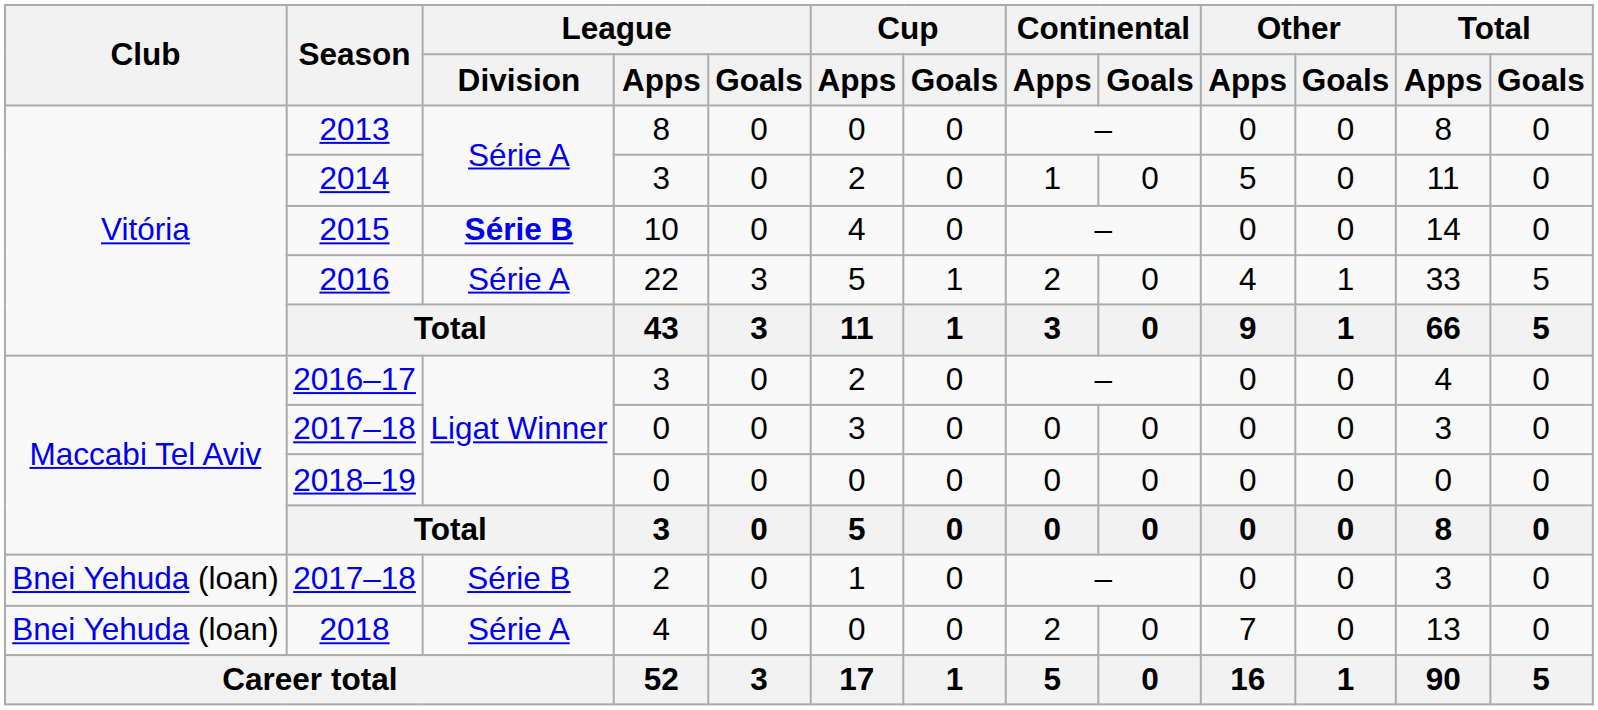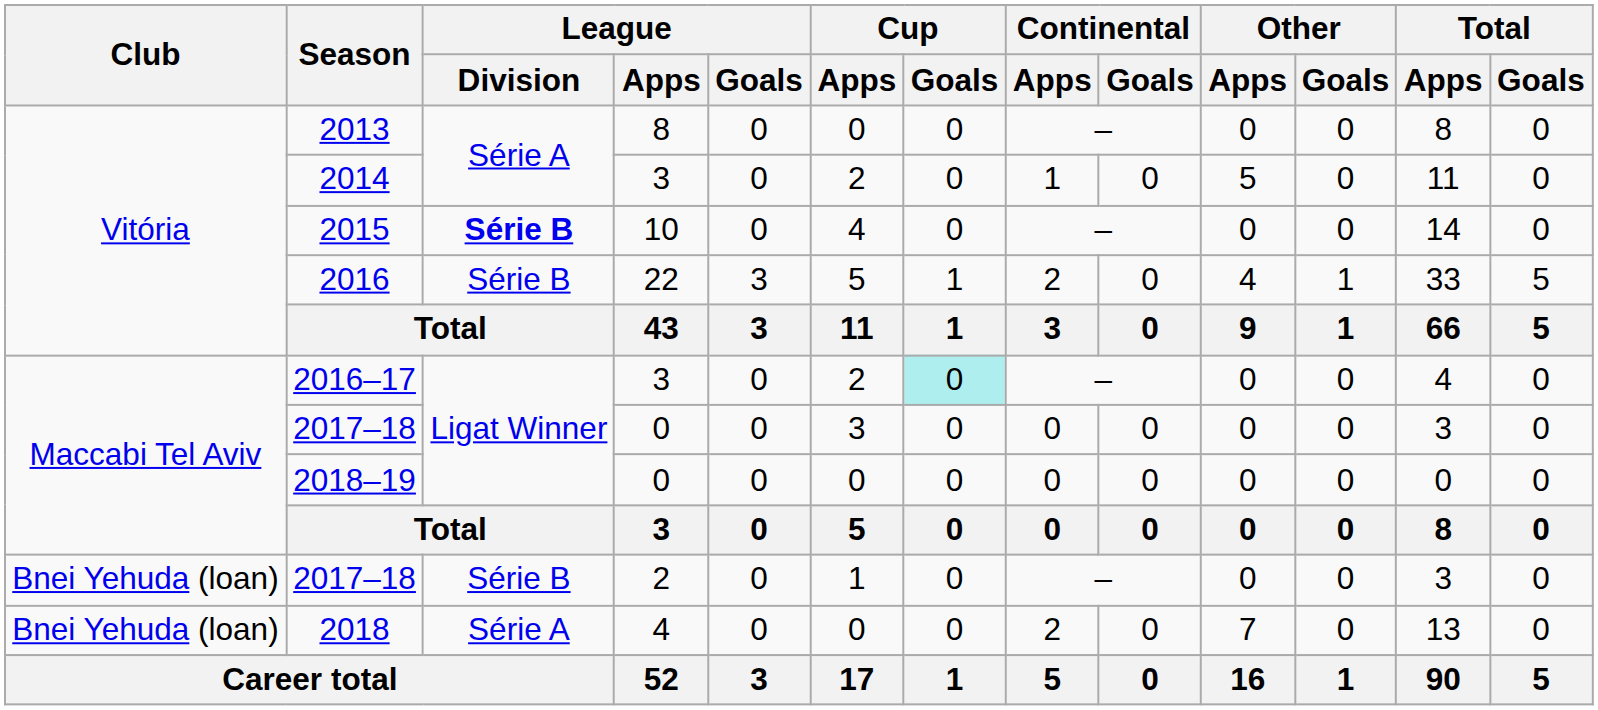(519, 279) Série A -> (519, 279) Série B
(955, 379) no background -> (955, 379) paleturquoise background
